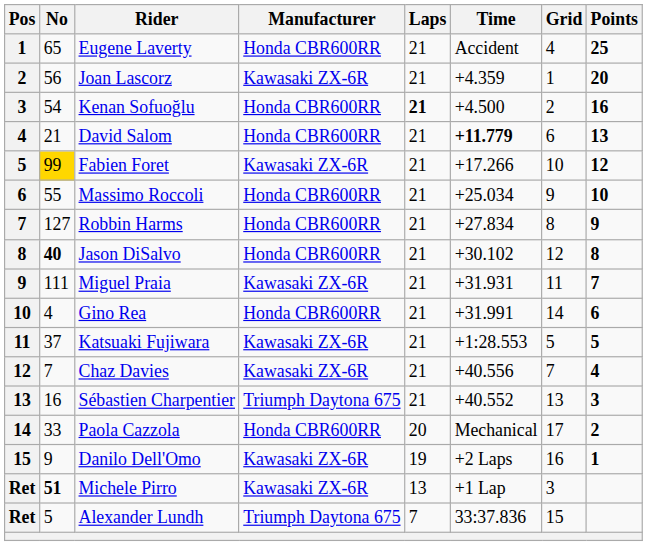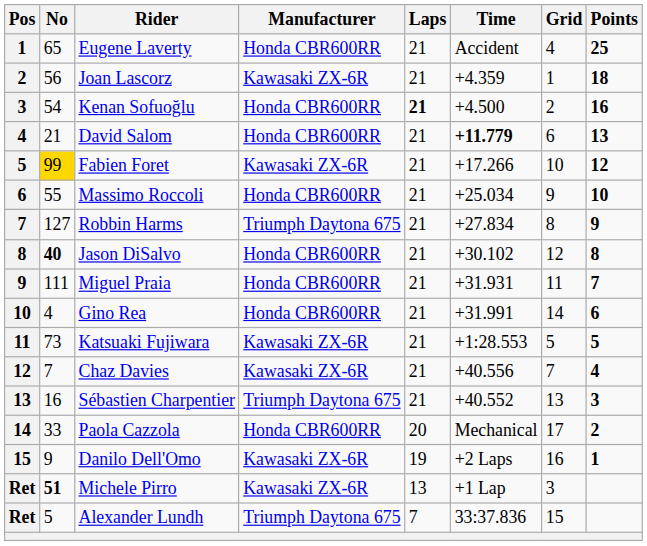(599, 77) 20 -> (599, 77) 18
(312, 224) Honda CBR600RR -> (322, 224) Triumph Daytona 675
(306, 283) Kawasaki ZX-6R -> (312, 283) Honda CBR600RR
(53, 341) 37 -> (53, 341) 73
